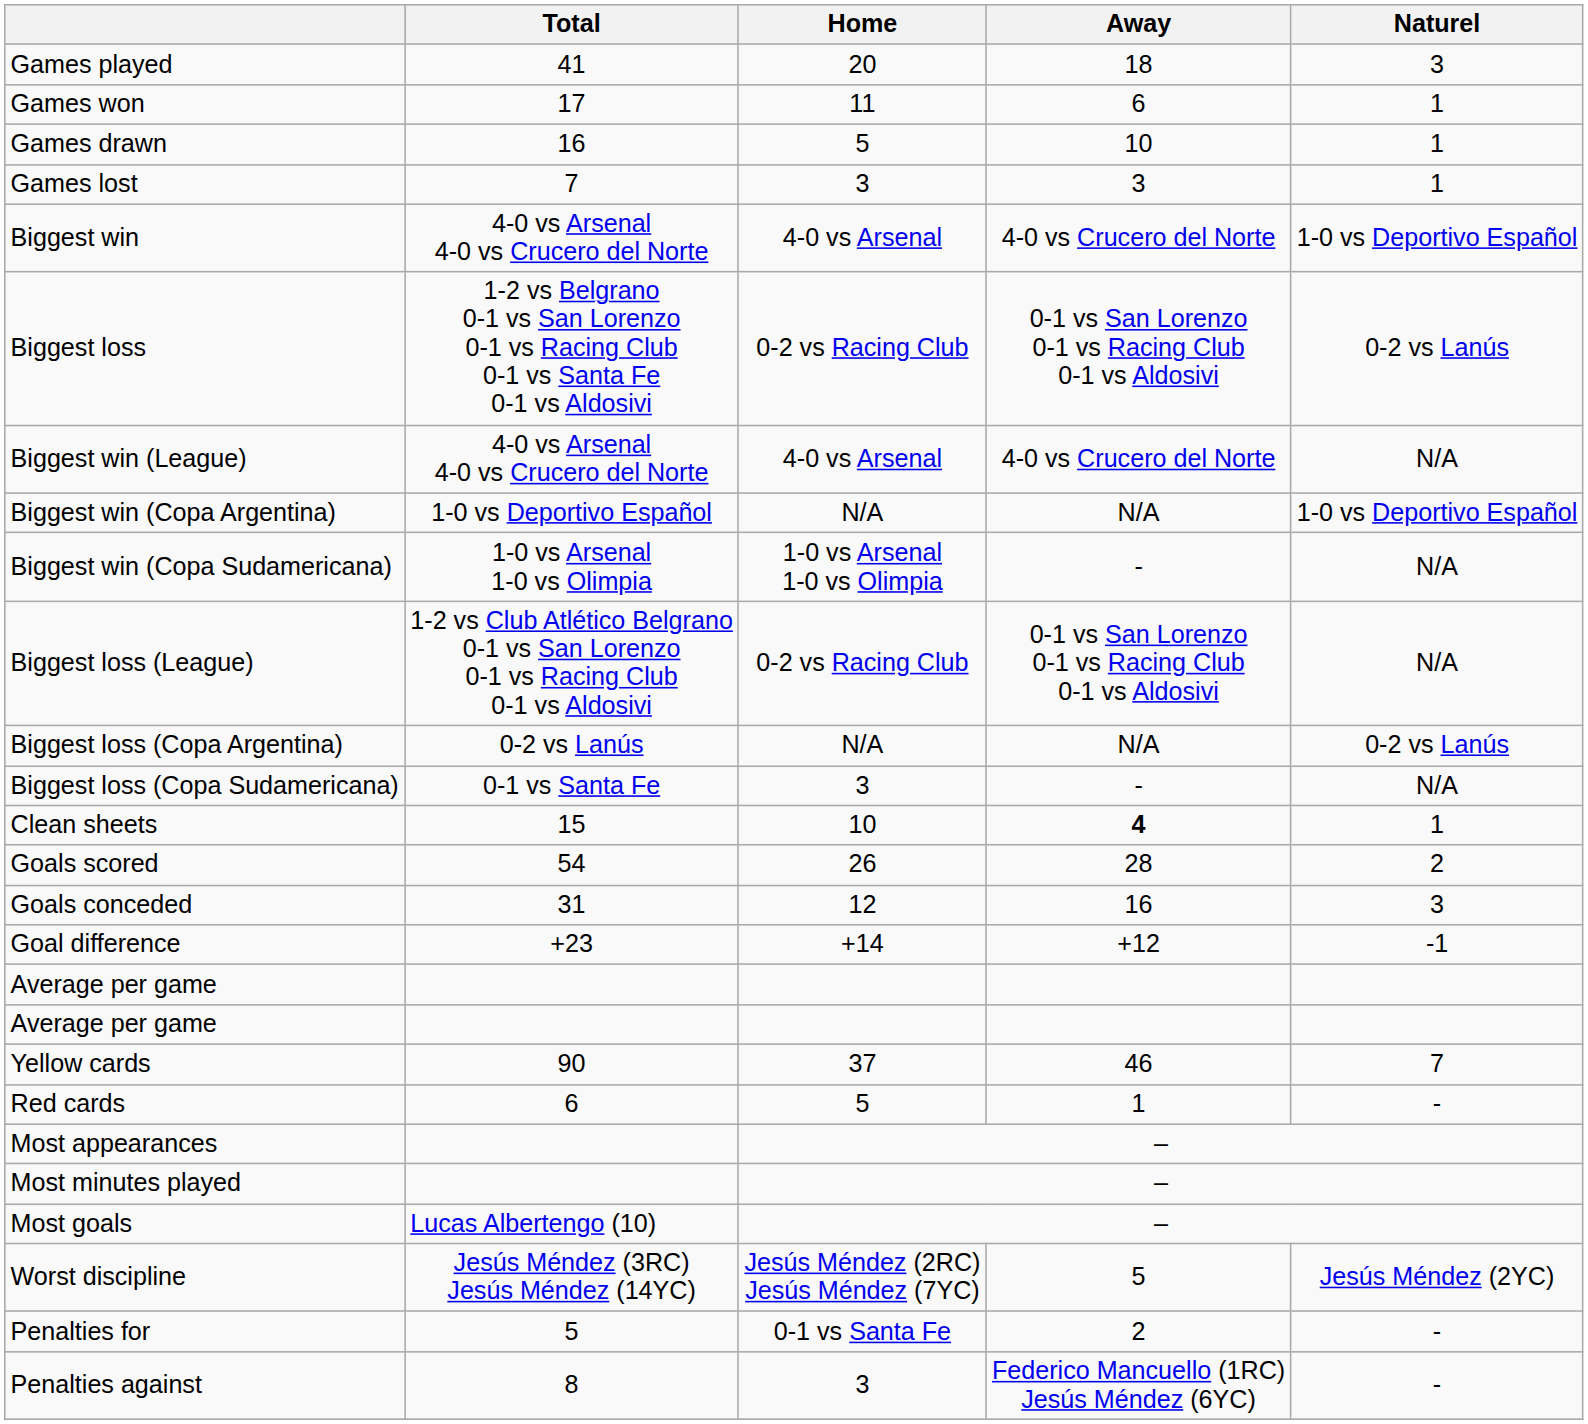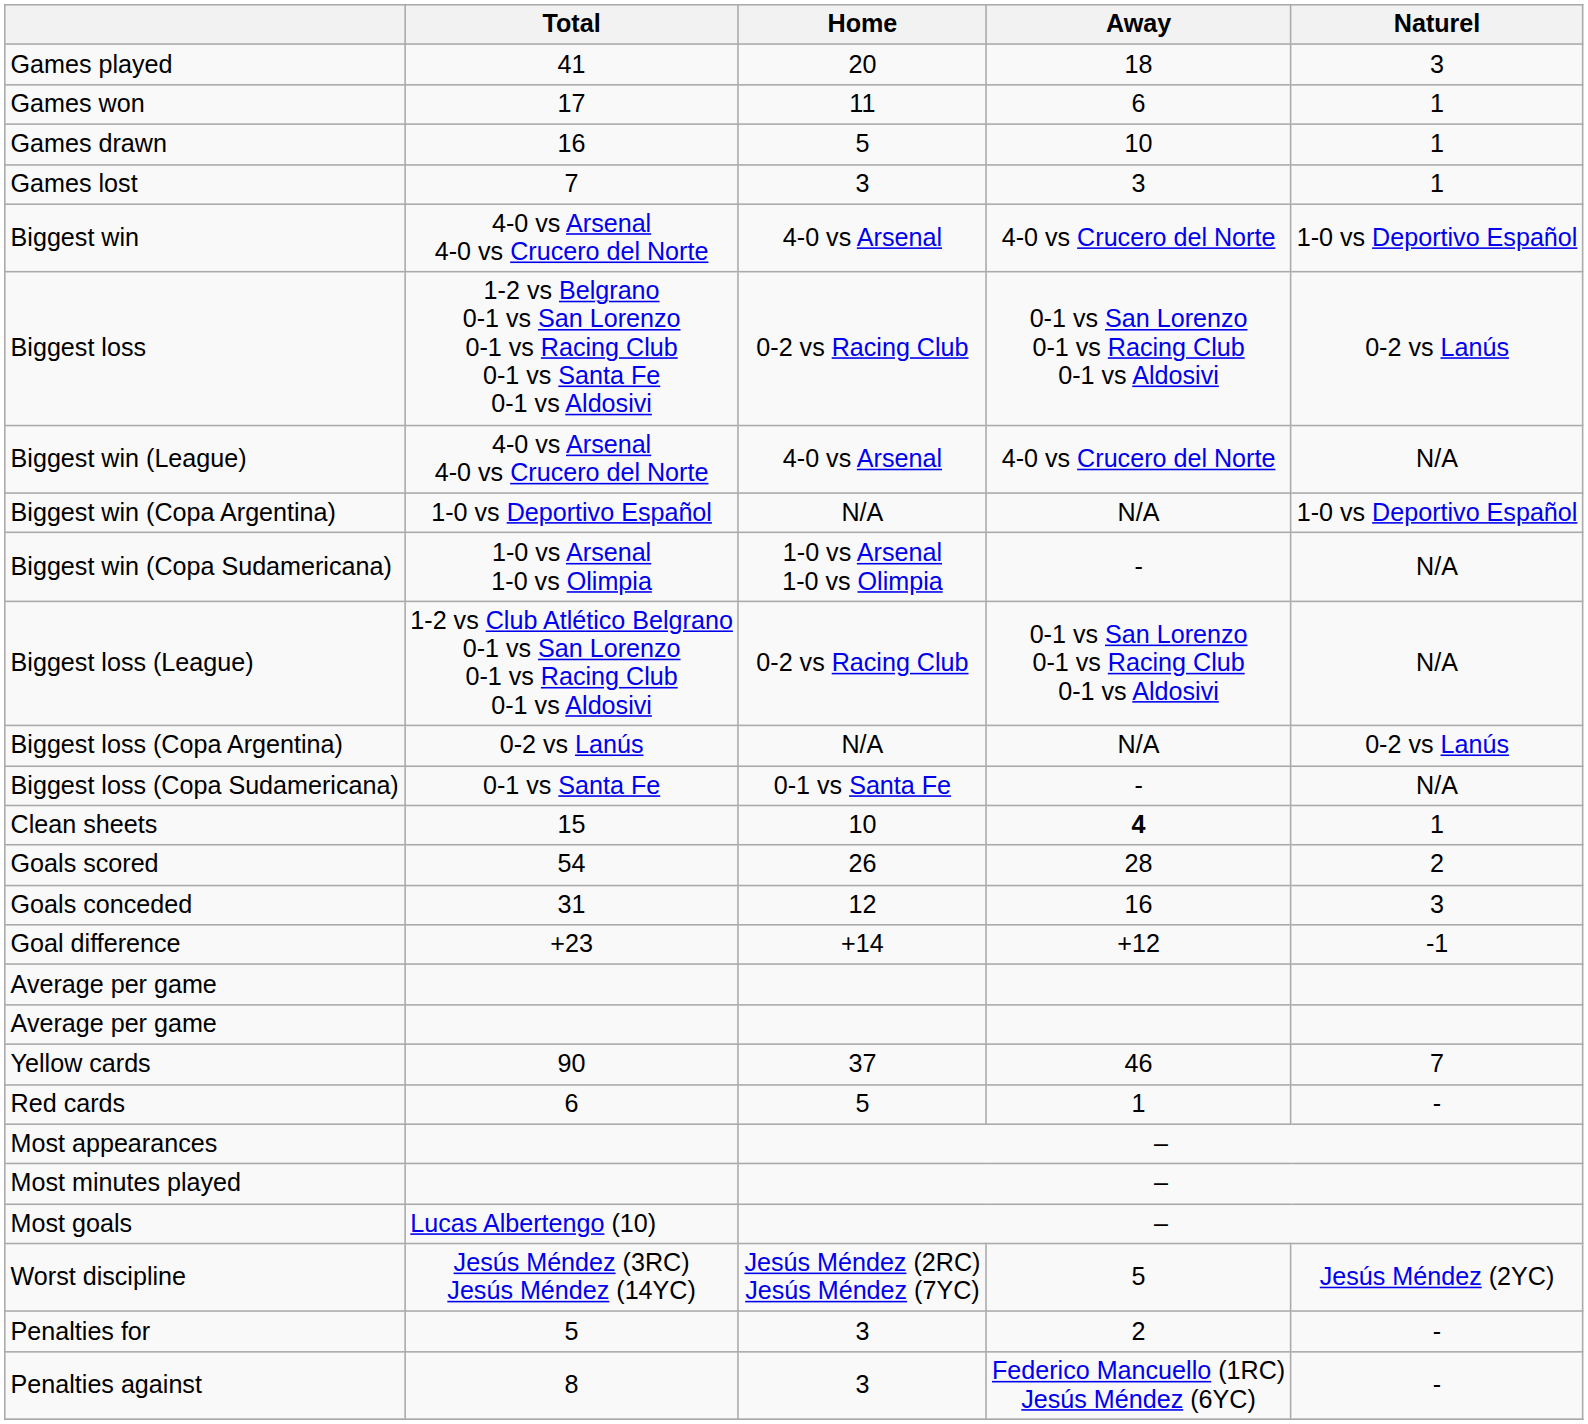(862, 785) 3 -> (862, 785) 0-1 vs Santa Fe
(862, 1331) 0-1 vs Santa Fe -> (862, 1331) 3
